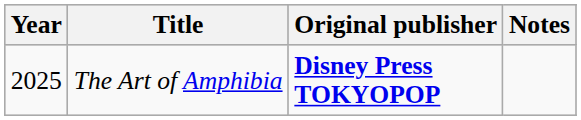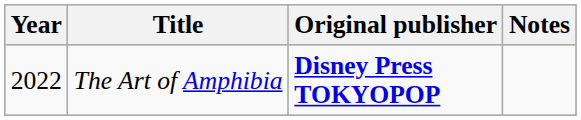(36, 79) 2025 -> (36, 79) 2022
